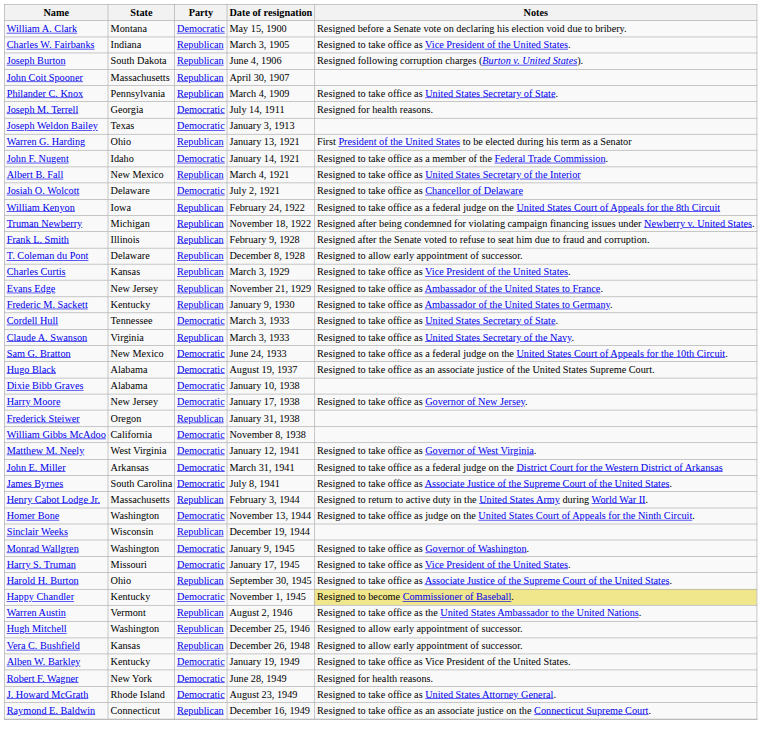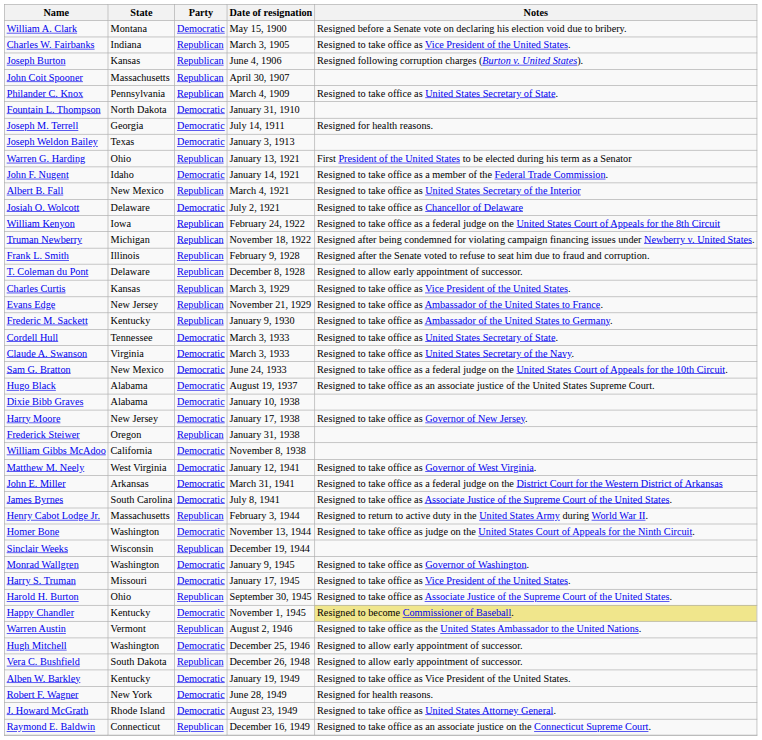(139, 61) South Dakota -> (125, 61) Kansas
+ row: (54, 110)
(200, 337) Republican -> (201, 353) Democratic
(200, 629) Republican -> (201, 645) Democratic
(125, 645) Kansas -> (139, 662) South Dakota
